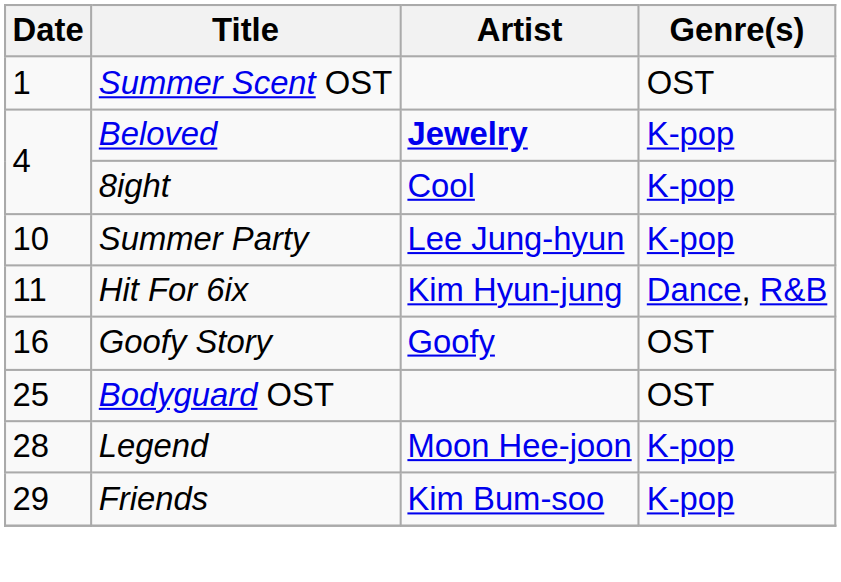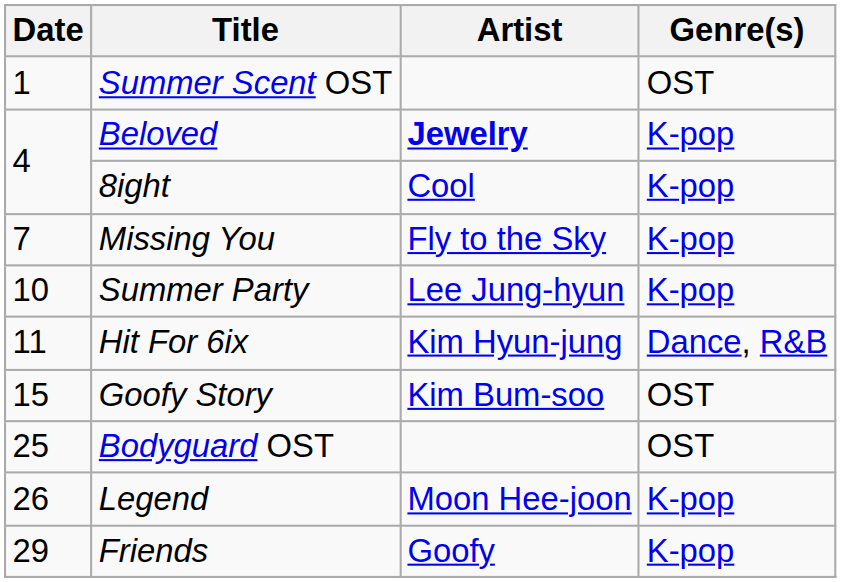+ row: (187, 238)
(31, 342) 16 -> (31, 394) 15
(451, 342) Goofy -> (506, 394) Kim Bum-soo
(31, 446) 28 -> (31, 498) 26
(506, 498) Kim Bum-soo -> (451, 550) Goofy
